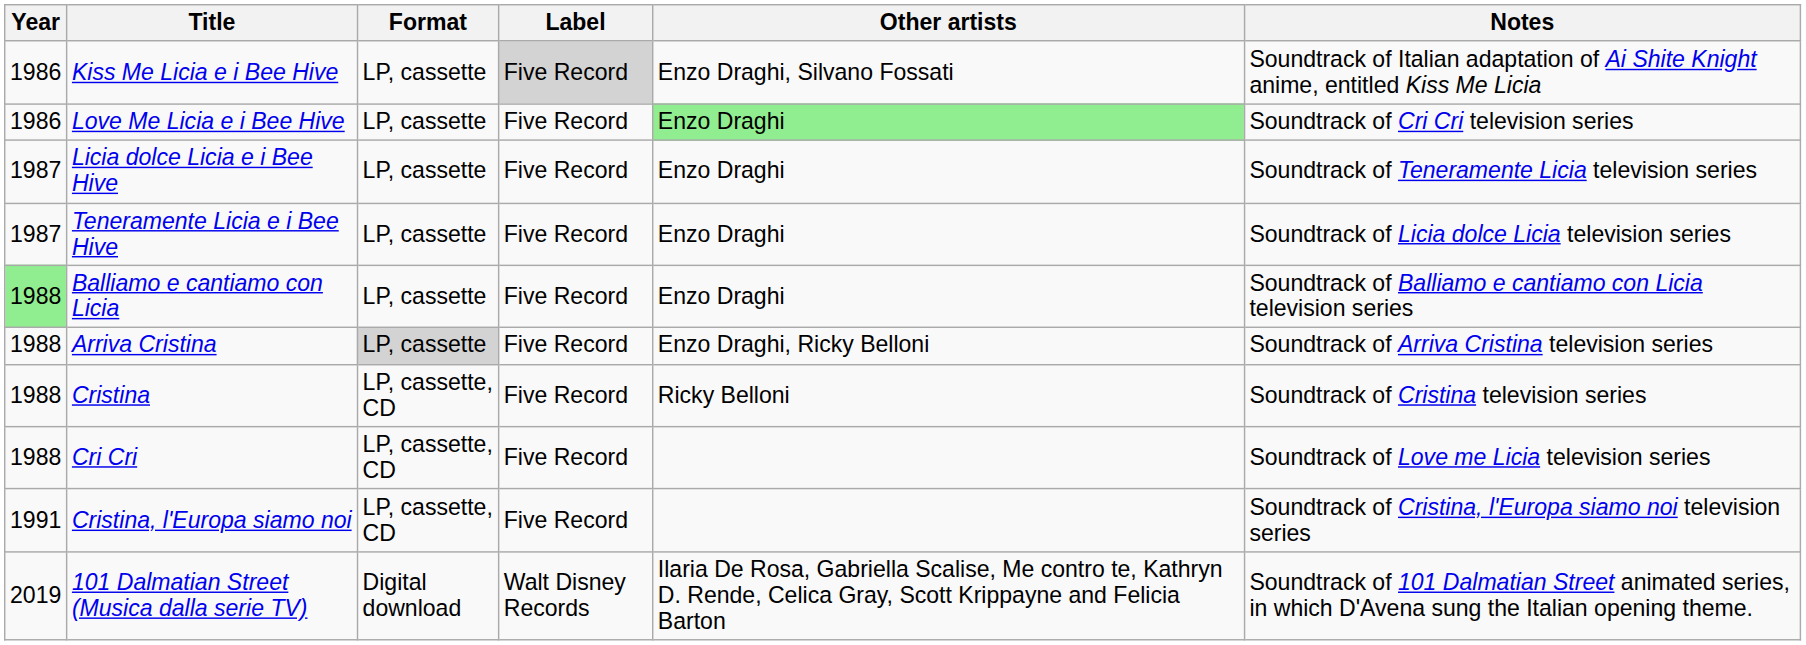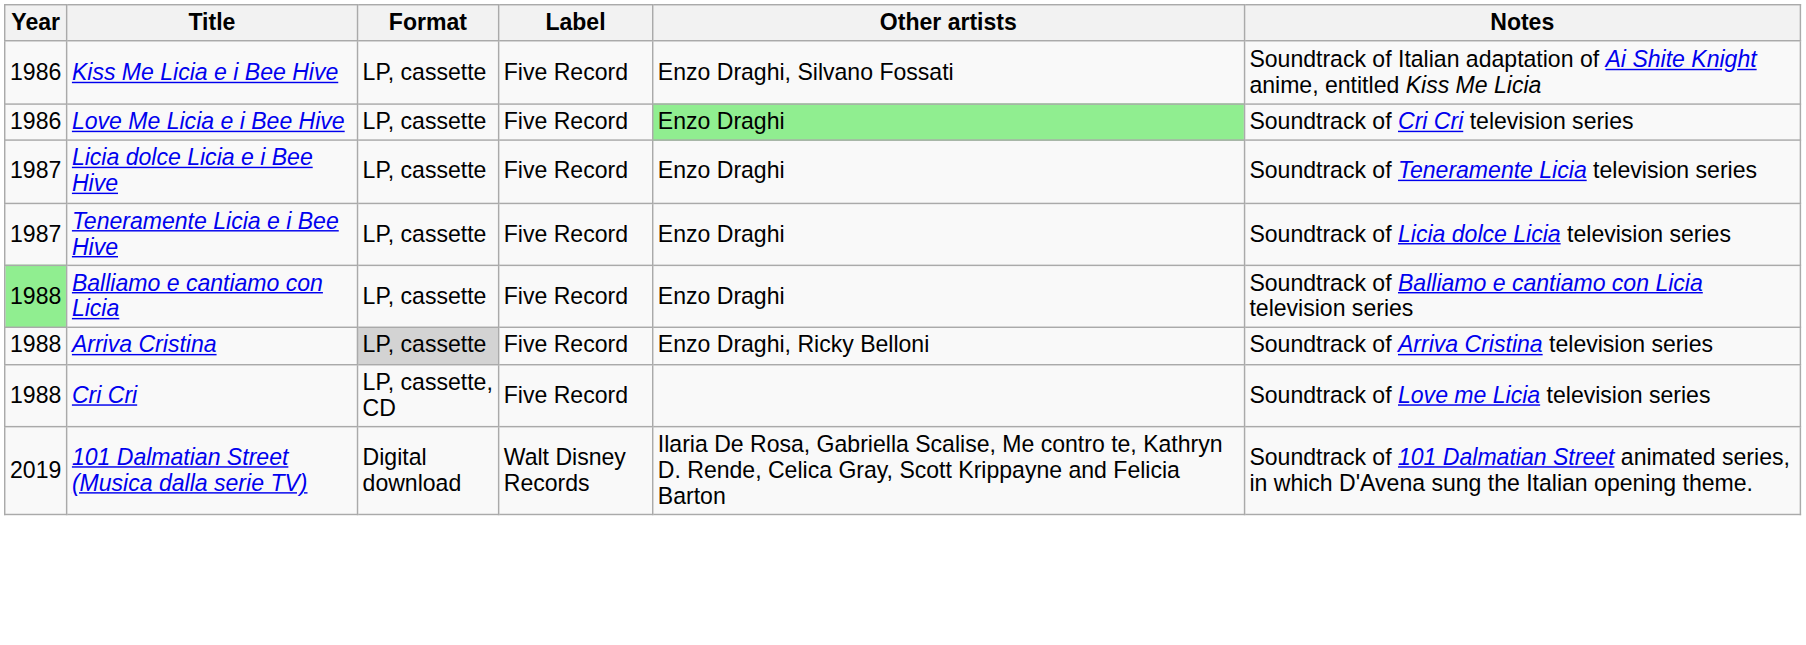(566, 72) lightgrey background -> (566, 72) no background
- row: (111, 395)
- row: (212, 520)
